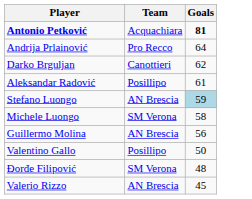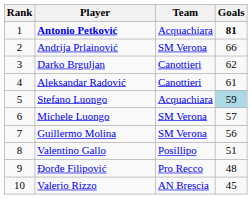+ column: (20, 13)
(150, 47) Pro Recco -> (182, 47) SM Verona
(201, 47) 64 -> (231, 47) 66
(147, 82) Posillipo -> (180, 82) Canottieri
(153, 99) AN Brescia -> (185, 99) Acquachiara
(201, 116) 58 -> (231, 116) 57
(153, 133) AN Brescia -> (182, 133) SM Verona
(201, 151) 50 -> (231, 151) 51
(152, 168) SM Verona -> (180, 168) Pro Recco
